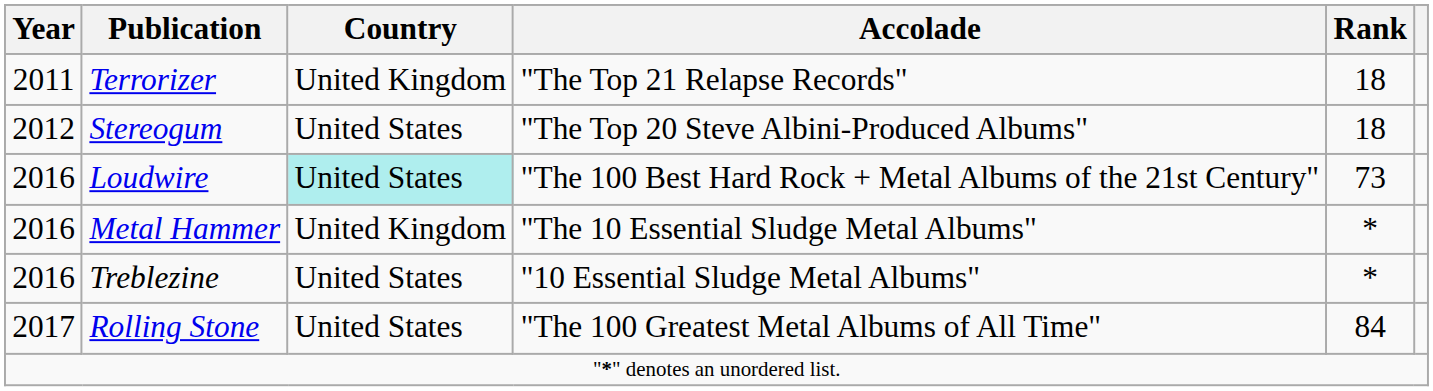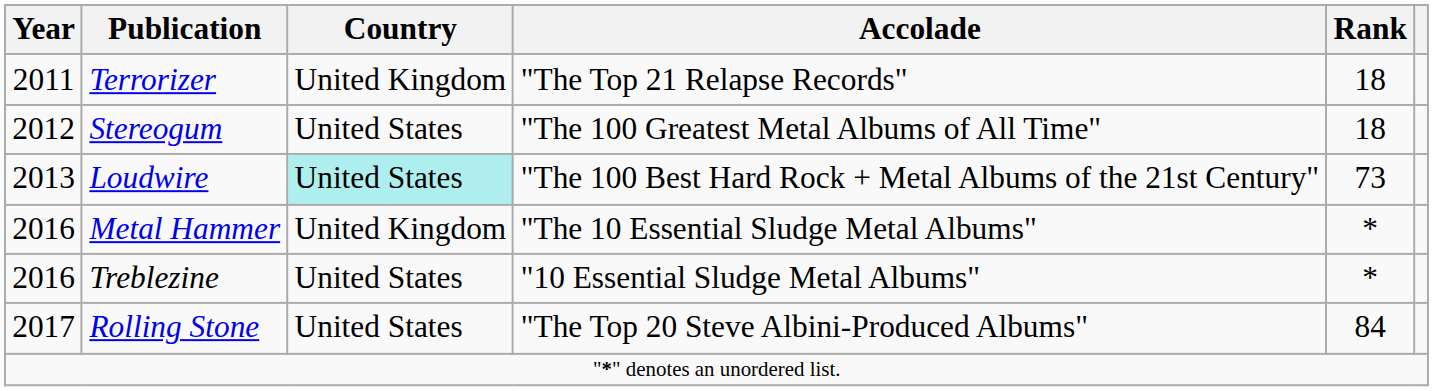(804, 128) "The Top 20 Steve Albini-Produced Albums" -> (811, 128) "The 100 Greatest Metal Albums of All Time"
(44, 178) 2016 -> (44, 178) 2013
(811, 327) "The 100 Greatest Metal Albums of All Time" -> (804, 327) "The Top 20 Steve Albini-Produced Albums"
